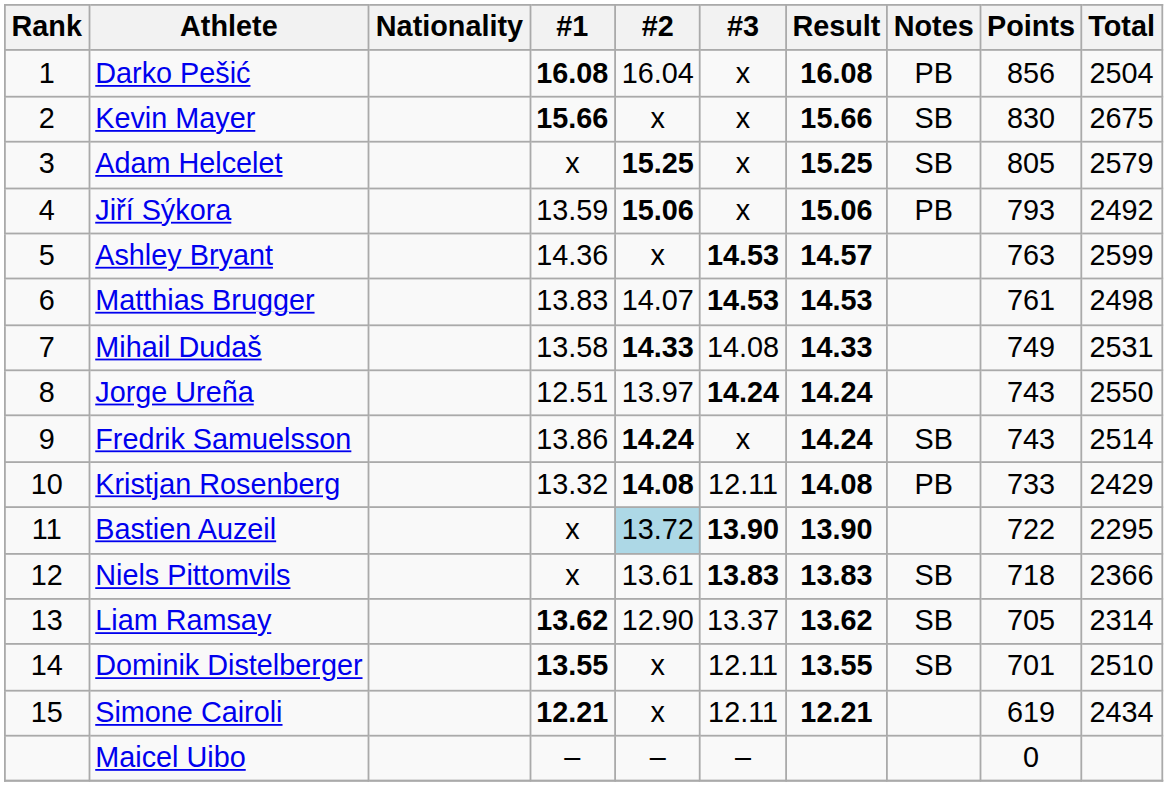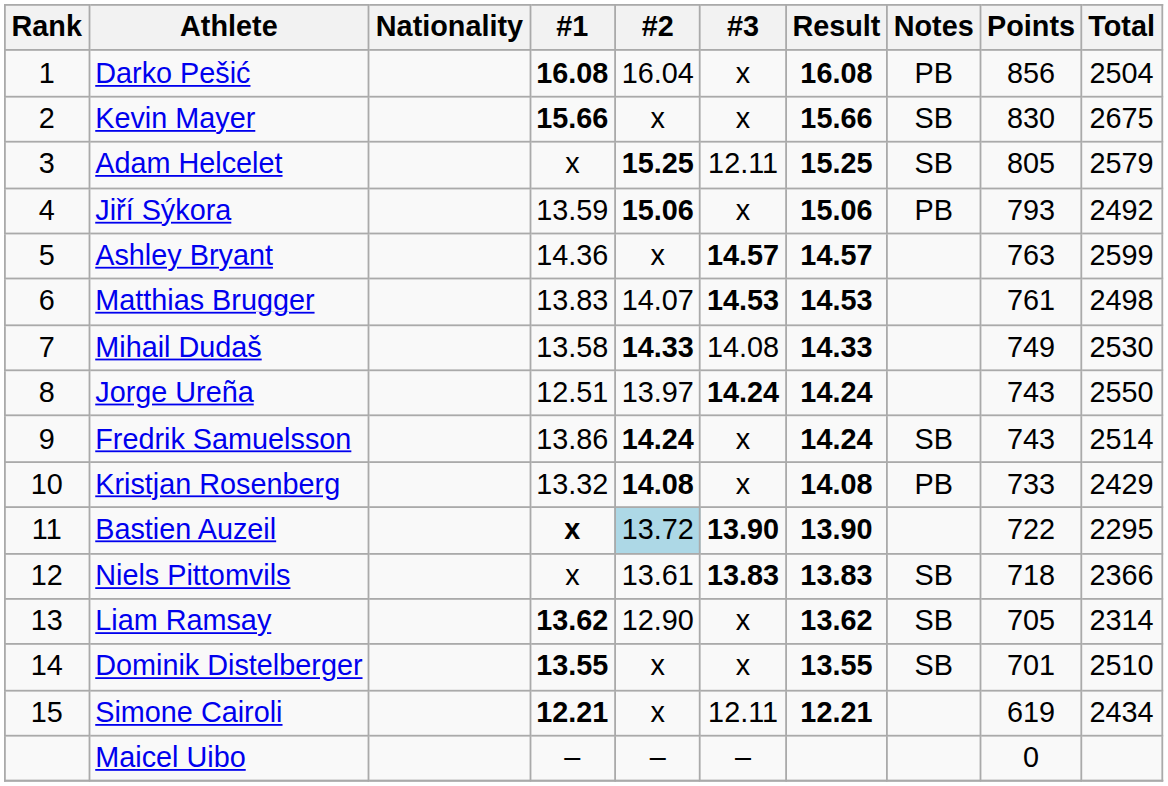(743, 164) x -> (743, 164) 12.11
(743, 255) 14.53 -> (743, 255) 14.57
(1122, 347) 2531 -> (1122, 347) 2530
(743, 484) 12.11 -> (743, 484) x
(572, 529) normal -> (572, 529) bold
(743, 621) 13.37 -> (743, 621) x
(743, 666) 12.11 -> (743, 666) x
